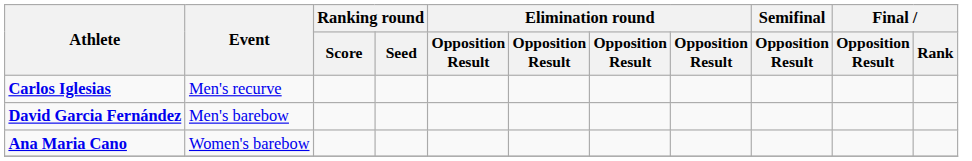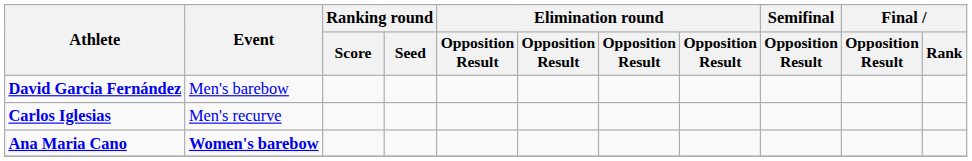rows swapped: (95, 116) <-> (60, 89)
(249, 143) normal -> (254, 143) bold
